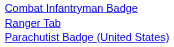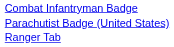rows swapped: (87, 38) <-> (33, 23)
